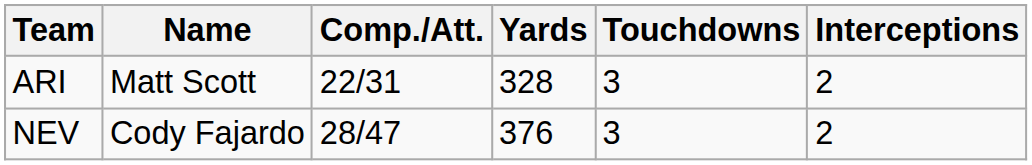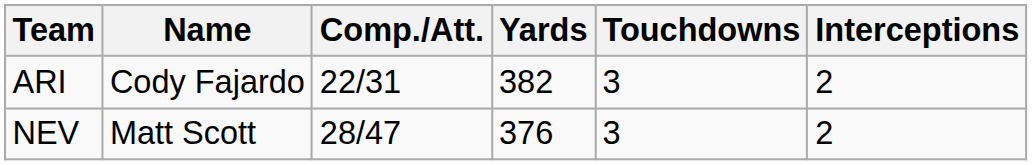(183, 81) Matt Scott -> (207, 81) Cody Fajardo
(526, 81) 328 -> (526, 81) 382
(207, 133) Cody Fajardo -> (183, 133) Matt Scott
